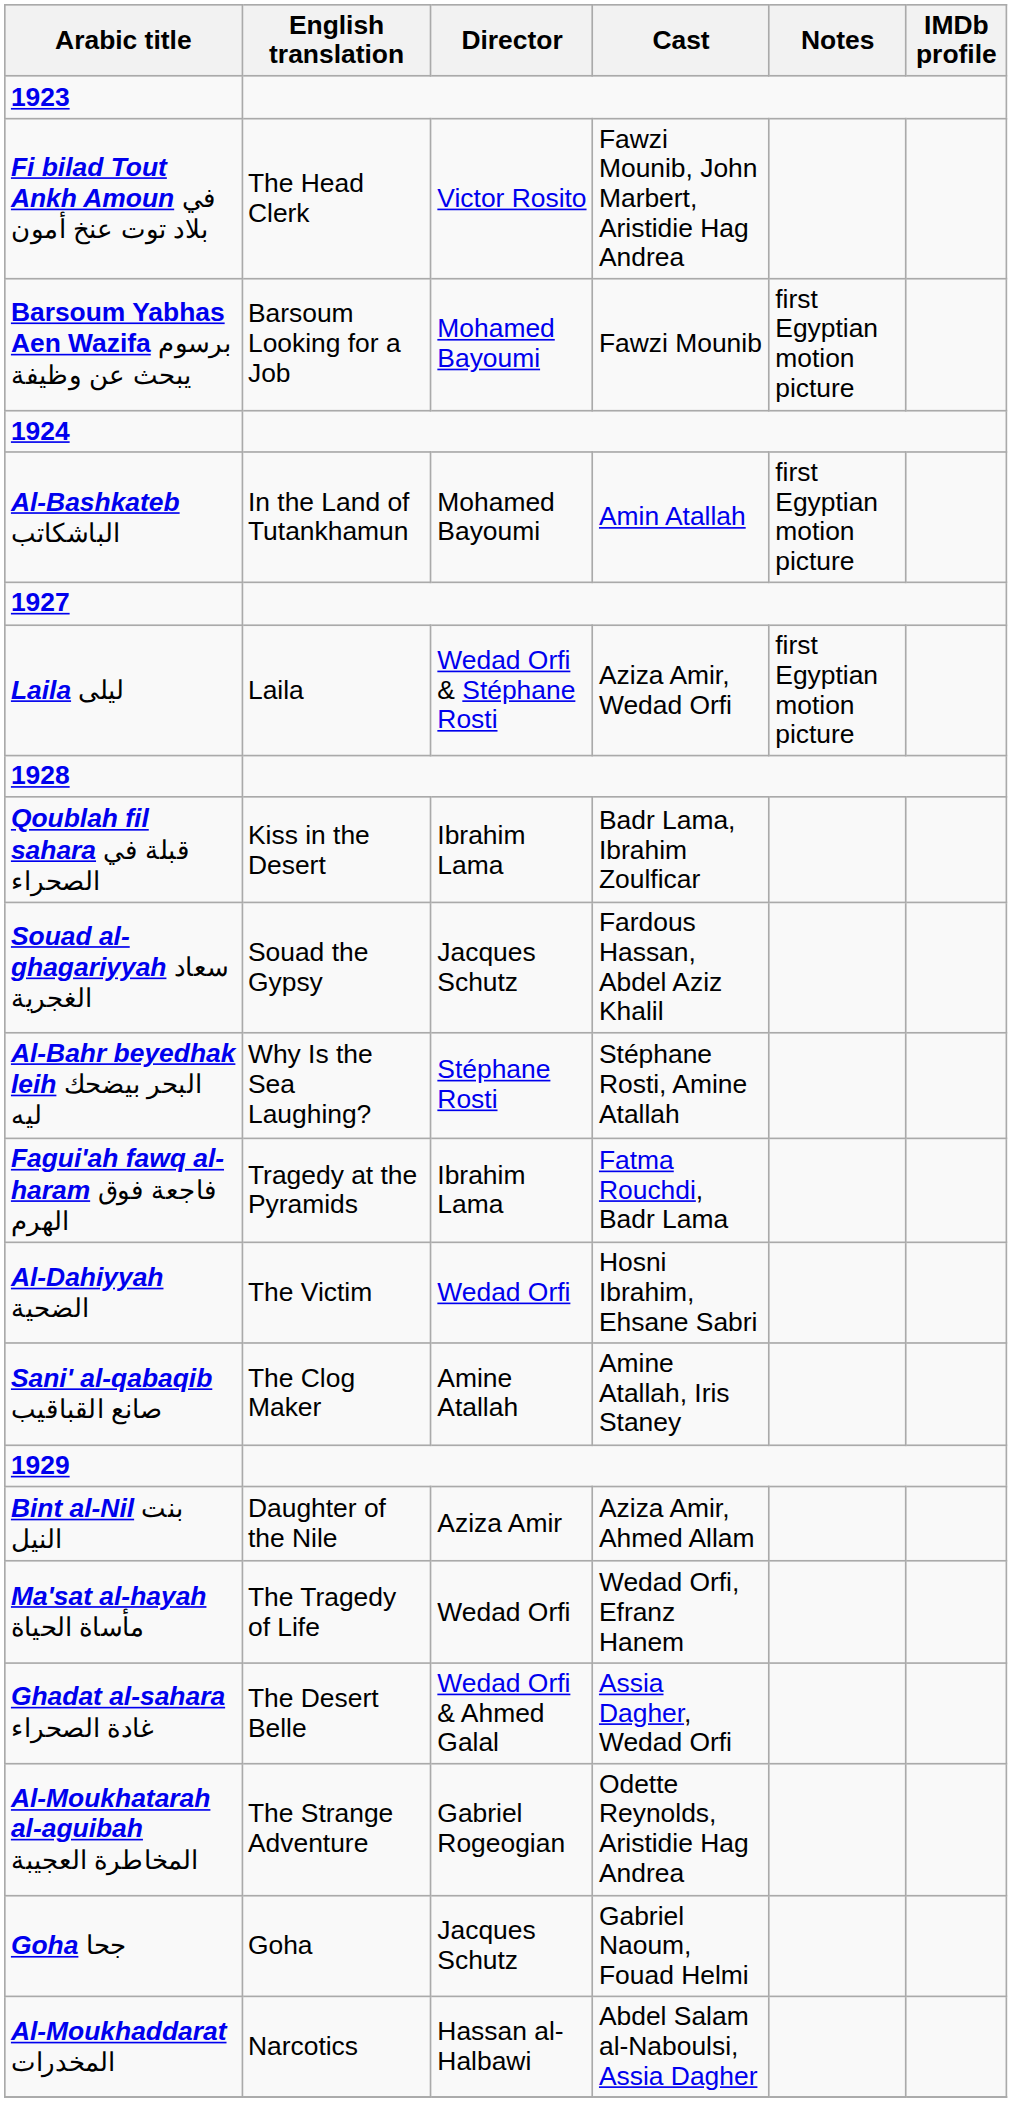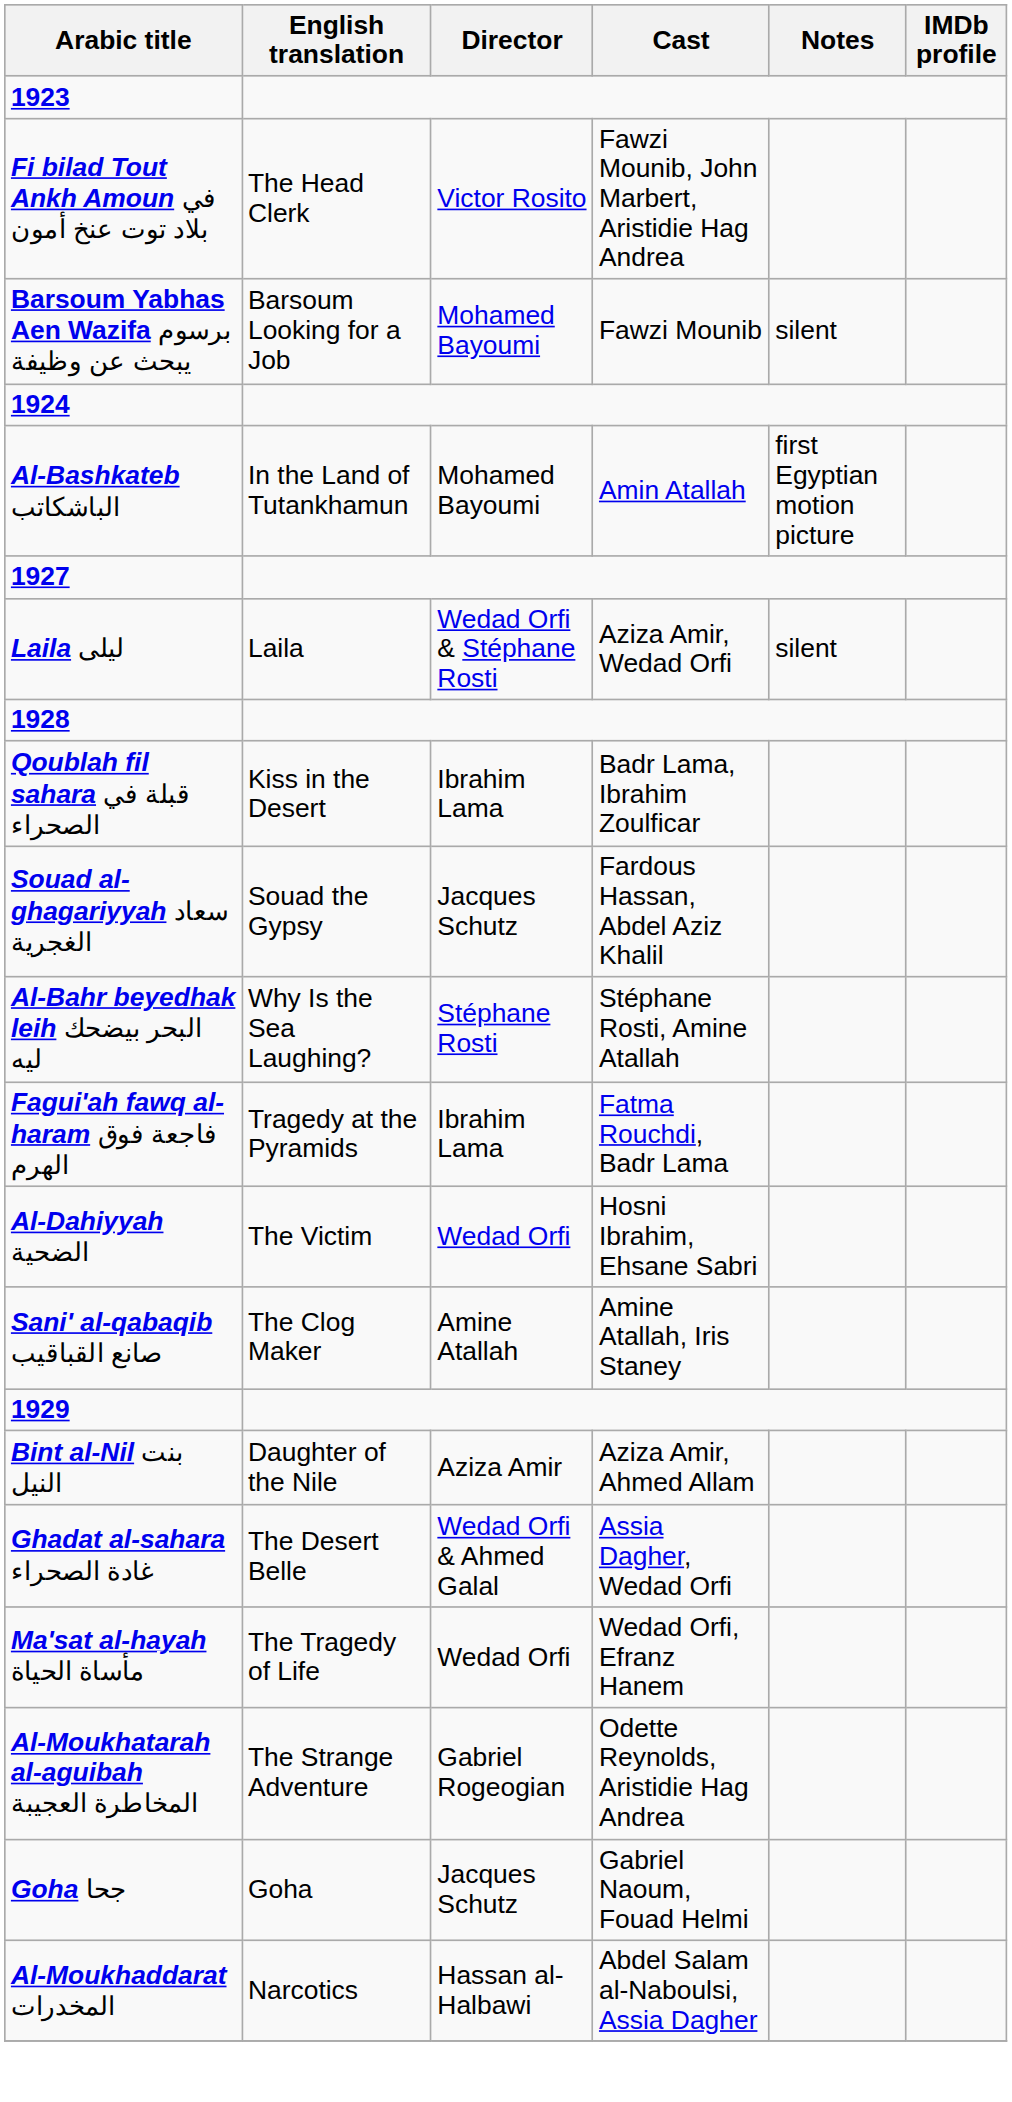(827, 344) first Egyptian motion picture -> (806, 330) silent
(827, 689) first Egyptian motion picture -> (806, 648) silent
rows swapped: (118, 1712) <-> (109, 1611)
